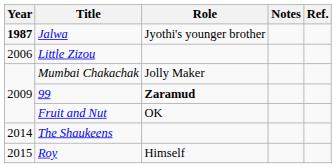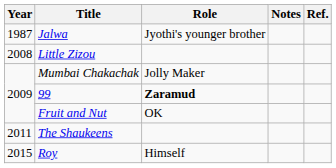(20, 34) bold -> (20, 34) normal
(20, 53) 2006 -> (20, 53) 2008
(20, 133) 2014 -> (20, 133) 2011
